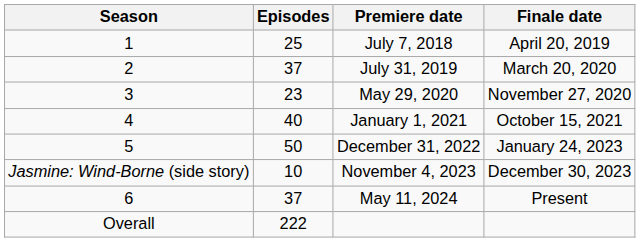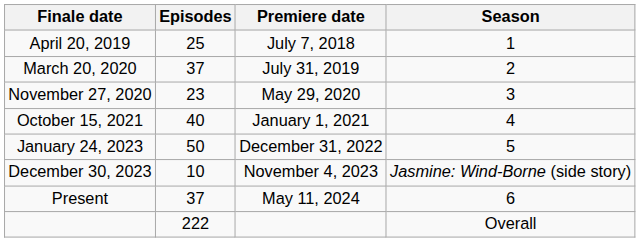columns swapped: (129, 17) <-> (560, 17)
